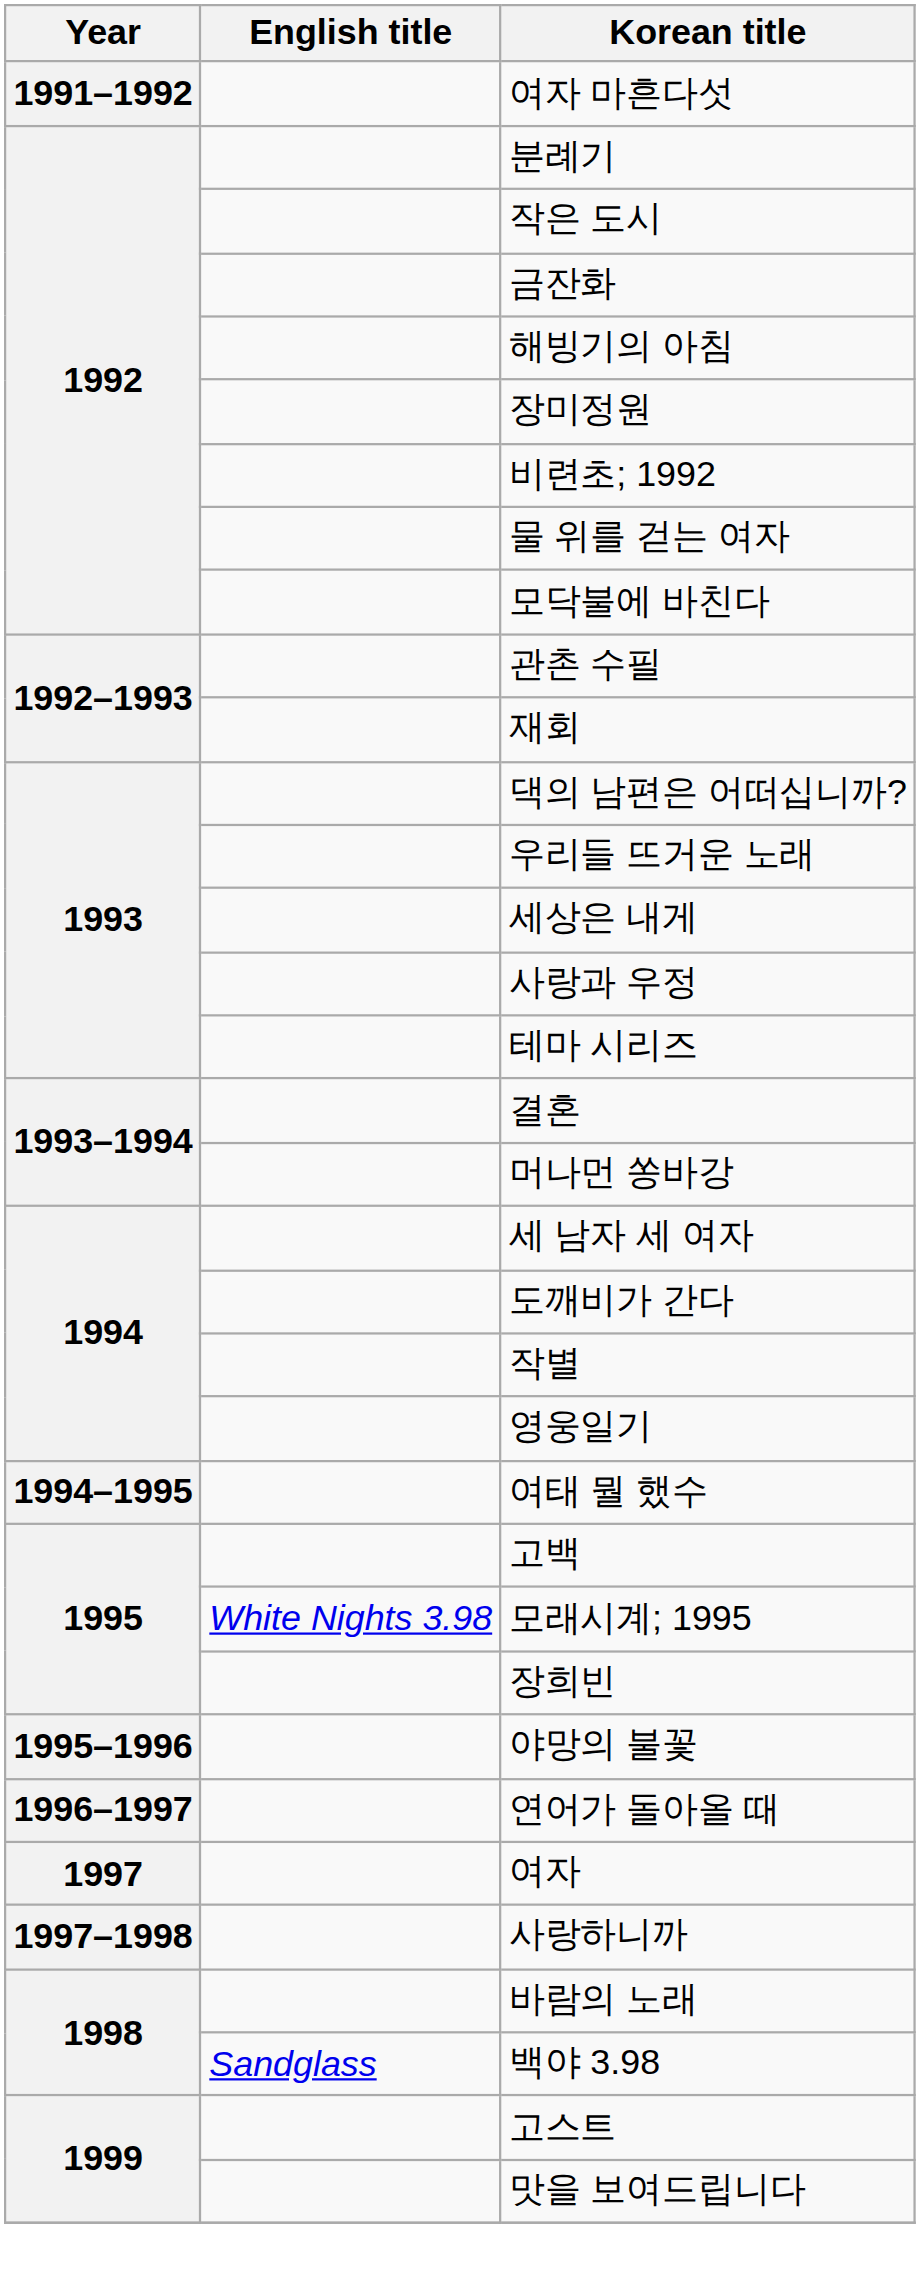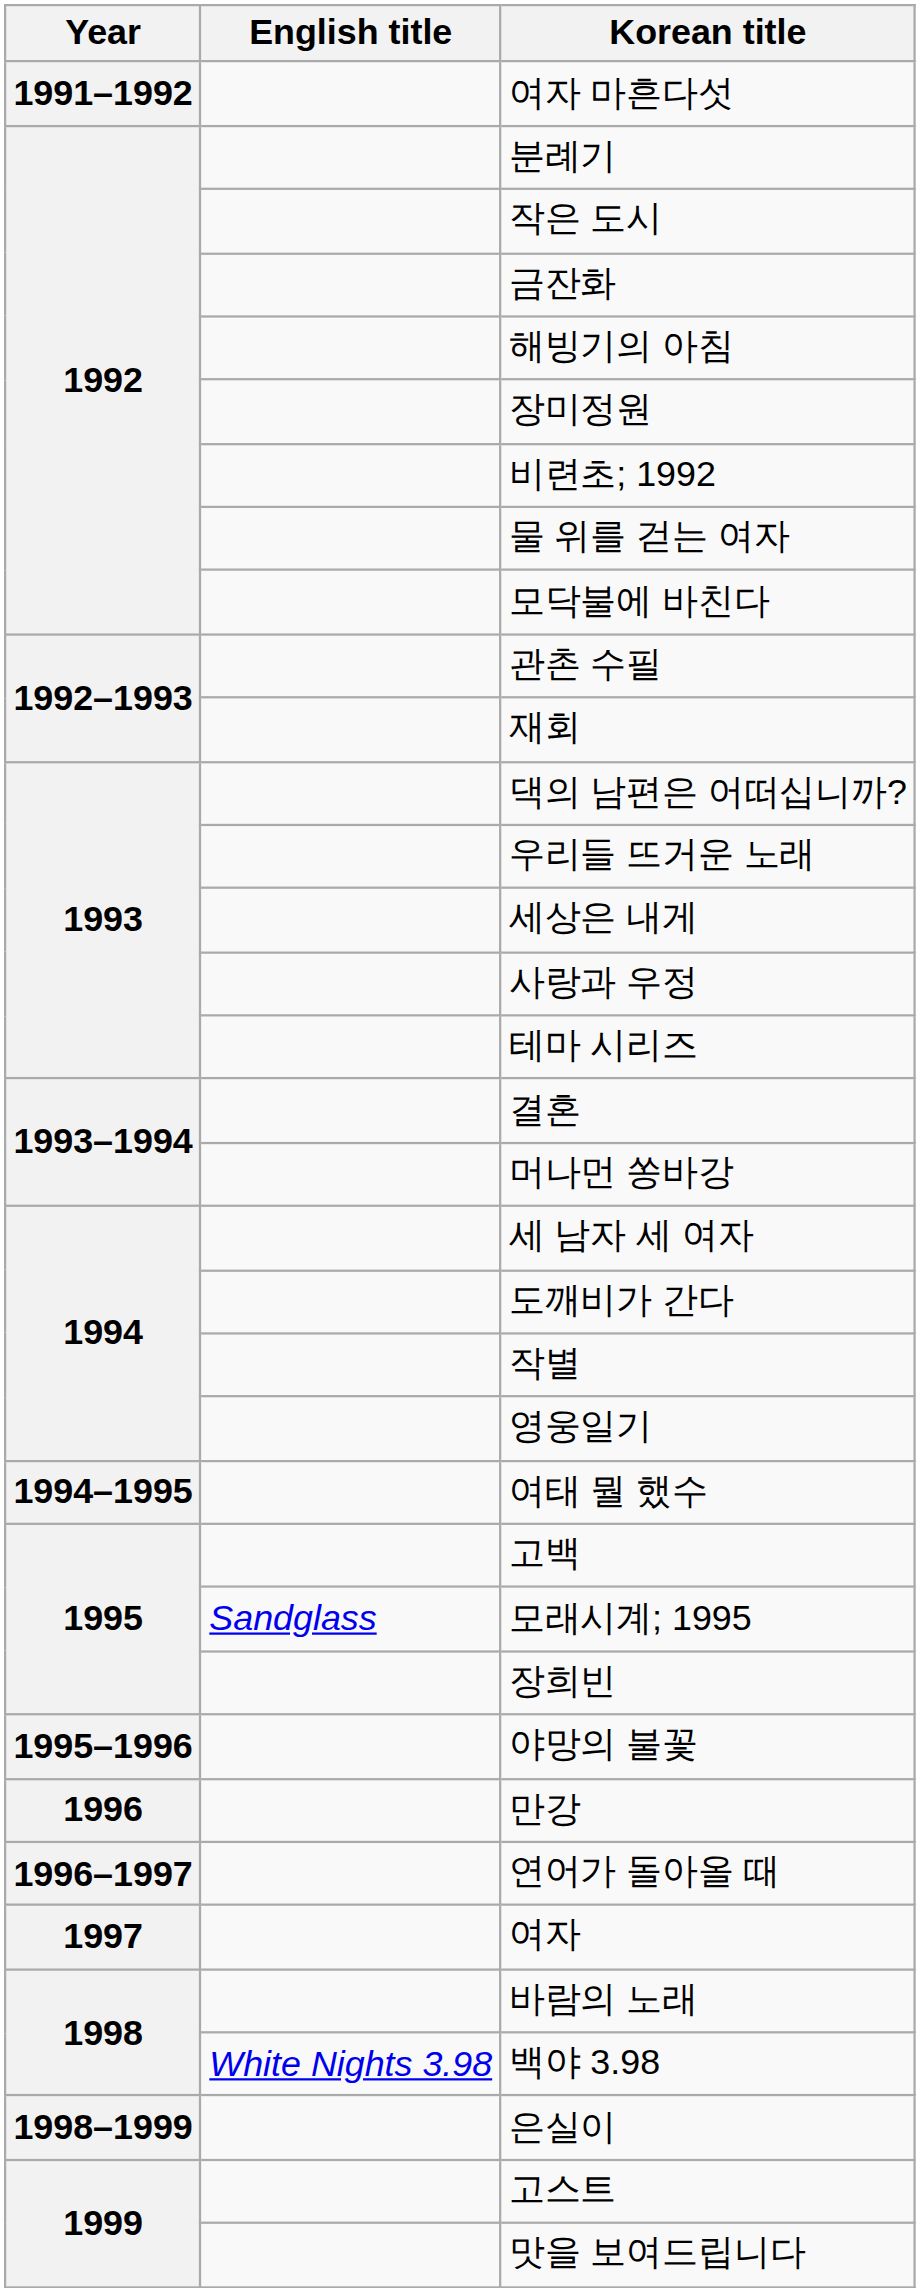(351, 1618) White Nights 3.98 -> (293, 1618) Sandglass
+ row: (545, 1808)
- row: (598, 1935)
(293, 2063) Sandglass -> (351, 2063) White Nights 3.98
+ row: (562, 2125)
